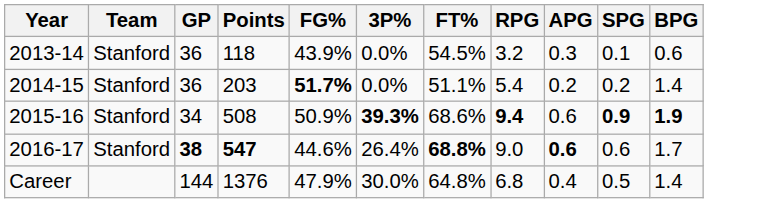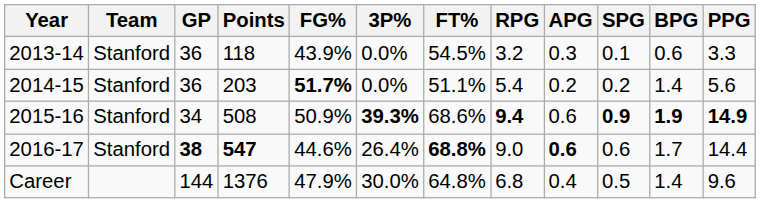+ column: (729, 20)
